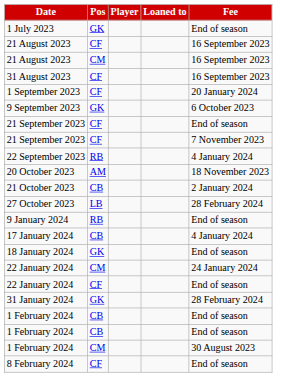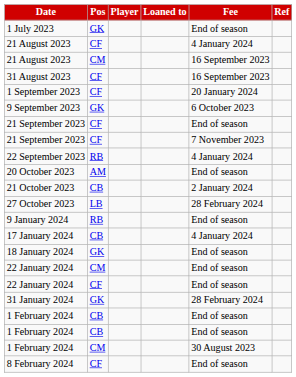+ column: (282, 12)
(230, 44) 16 September 2023 -> (222, 44) 4 January 2024
(230, 172) 18 November 2023 -> (220, 172) End of season
(225, 268) 24 January 2024 -> (220, 268) End of season
